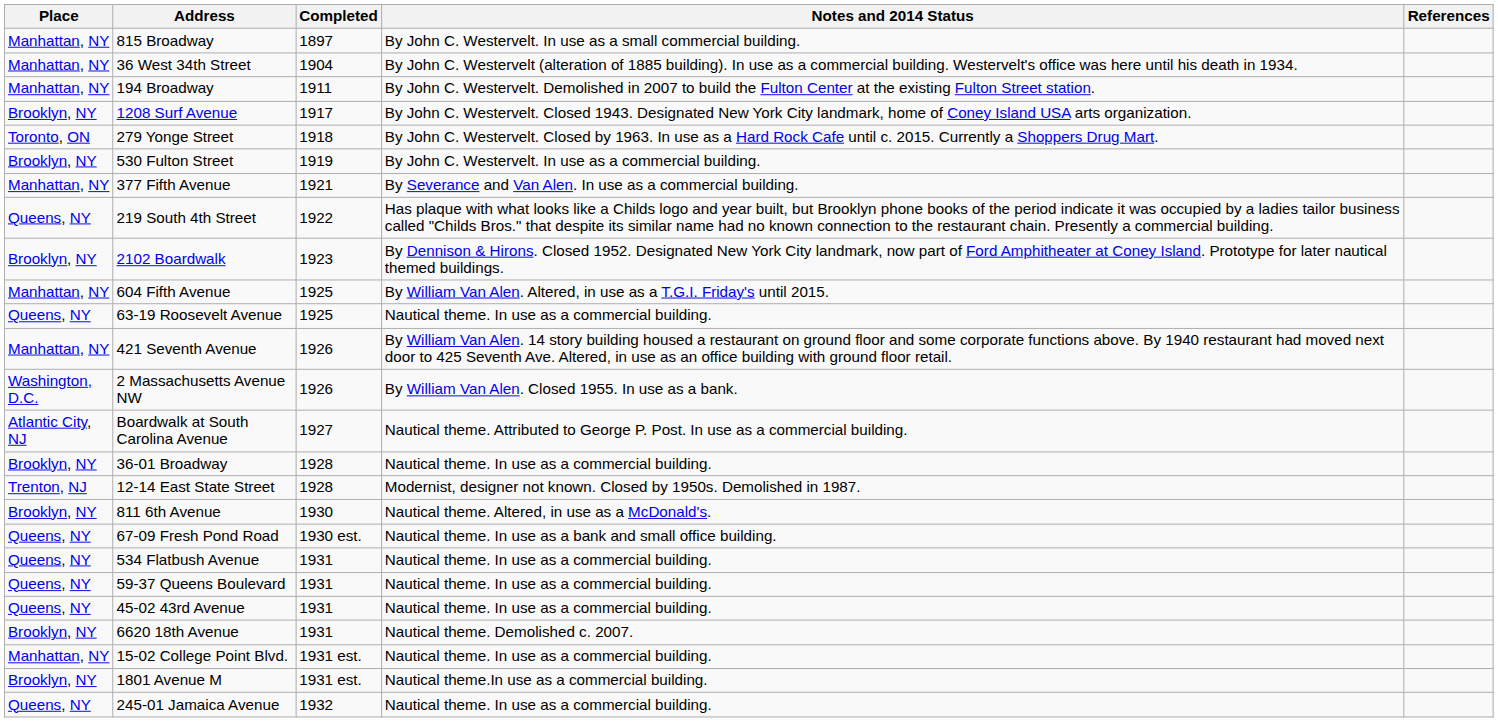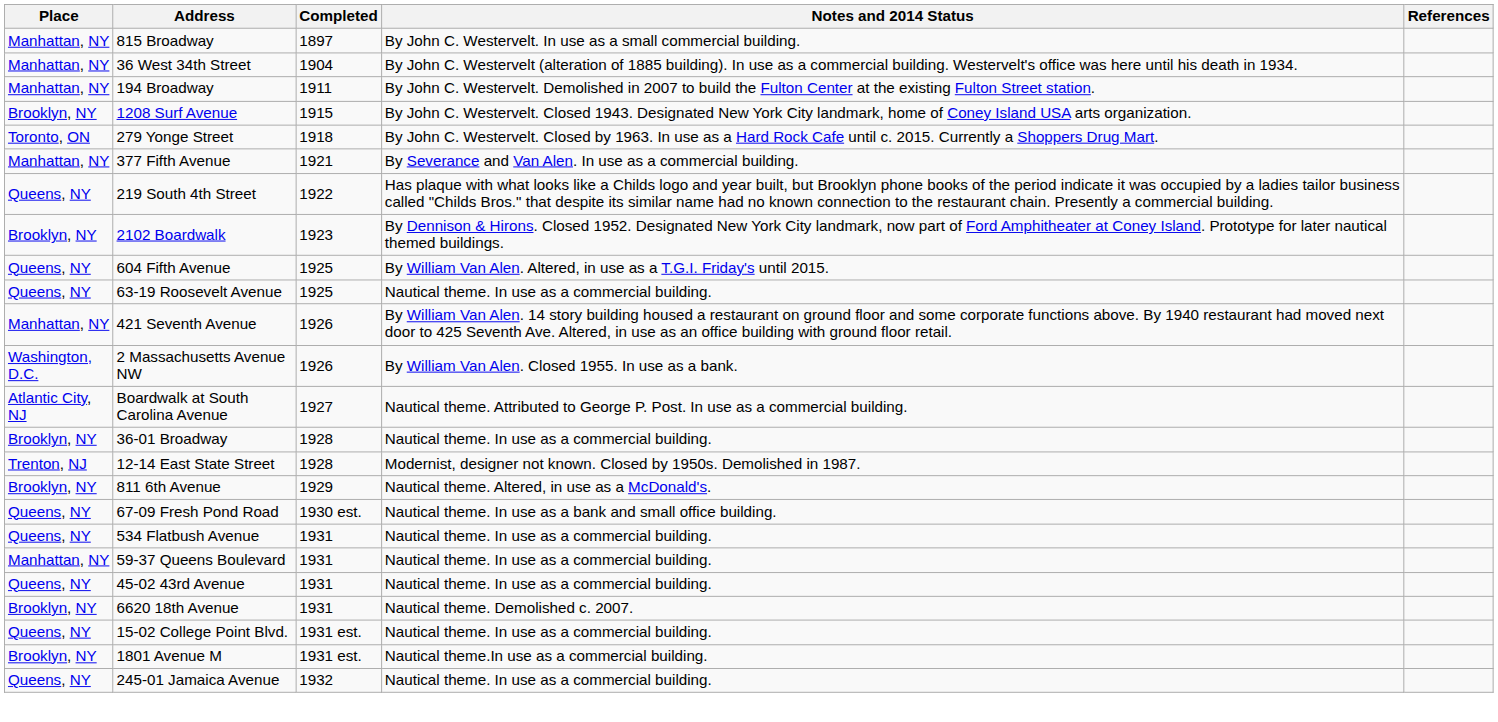(316, 112) 1917 -> (316, 112) 1915
- row: (175, 161)
(59, 291) Manhattan, NY -> (49, 267) Queens, NY
(316, 511) 1930 -> (316, 487) 1929
(49, 584) Queens, NY -> (59, 560) Manhattan, NY
(59, 656) Manhattan, NY -> (49, 632) Queens, NY
